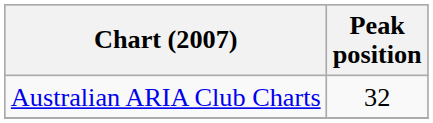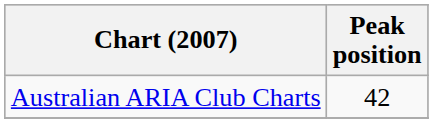(377, 96) 32 -> (377, 96) 42
